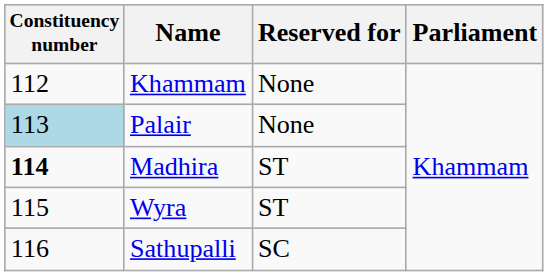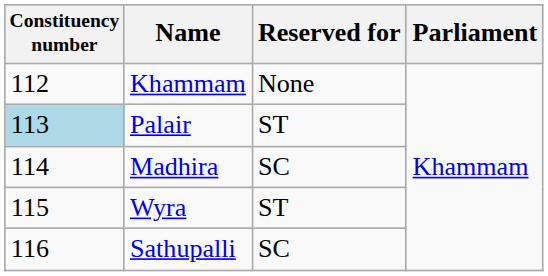(286, 124) None -> (273, 124) ST
(30, 166) bold -> (30, 166) normal
(273, 166) ST -> (274, 166) SC
